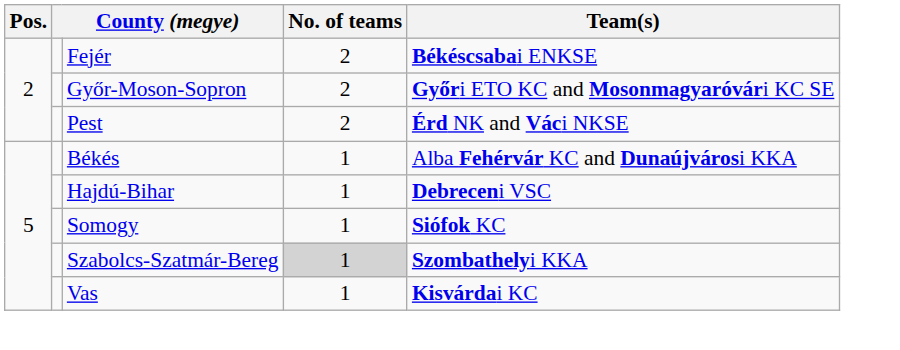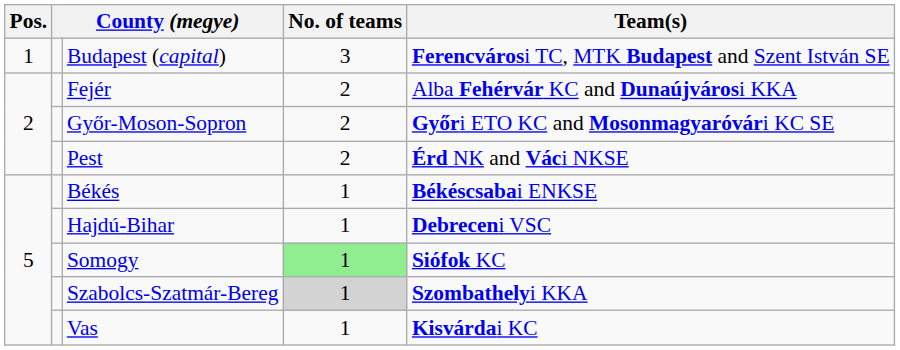+ row: (146, 55)
(505, 55) Békéscsabai ENKSE -> (604, 89) Alba Fehérvár KC and Dunaújvárosi KKA
(604, 157) Alba Fehérvár KC and Dunaújvárosi KKA -> (505, 191) Békéscsabai ENKSE
(345, 225) no background -> (345, 259) lightgreen background
